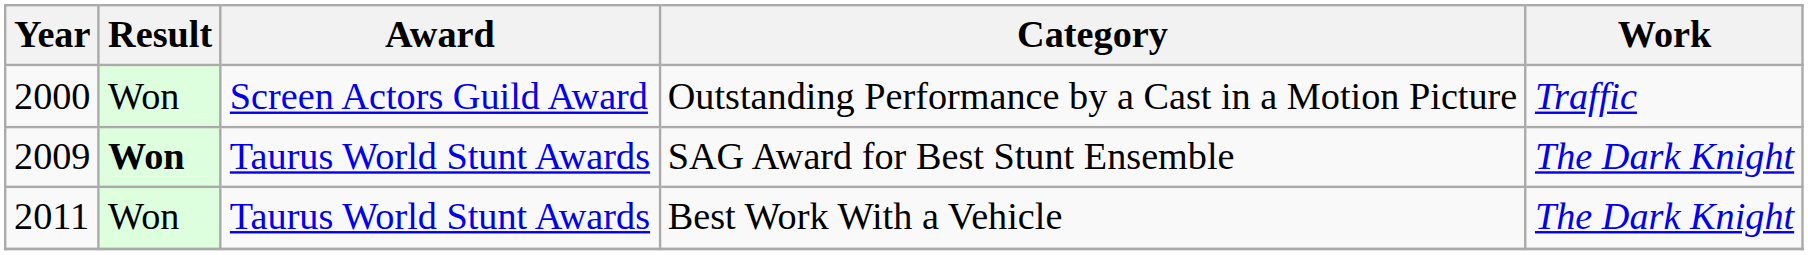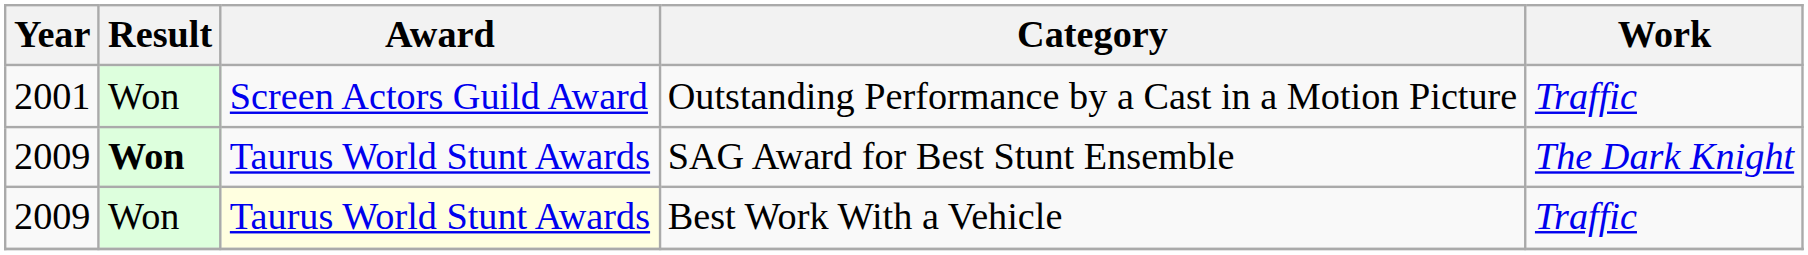(52, 95) 2000 -> (52, 95) 2001
(52, 216) 2011 -> (52, 216) 2009
(440, 216) no background -> (440, 216) lightyellow background
(1665, 216) The Dark Knight -> (1586, 216) Traffic
